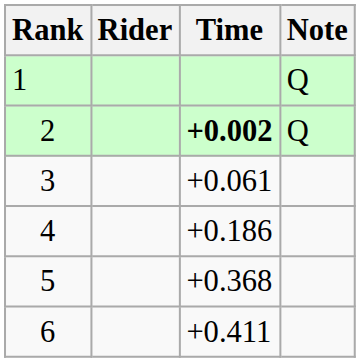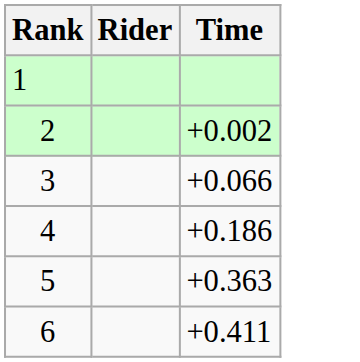- column: (317, 29)
(229, 130) bold -> (229, 130) normal
(229, 181) +0.061 -> (229, 181) +0.066
(229, 281) +0.368 -> (229, 281) +0.363
